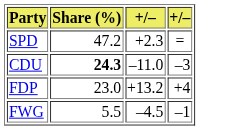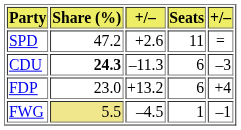+ column: (187, 17)
(149, 41) +2.3 -> (149, 41) +2.6
(146, 64) –11.0 -> (146, 64) –11.3
(111, 111) no background -> (111, 111) khaki background
